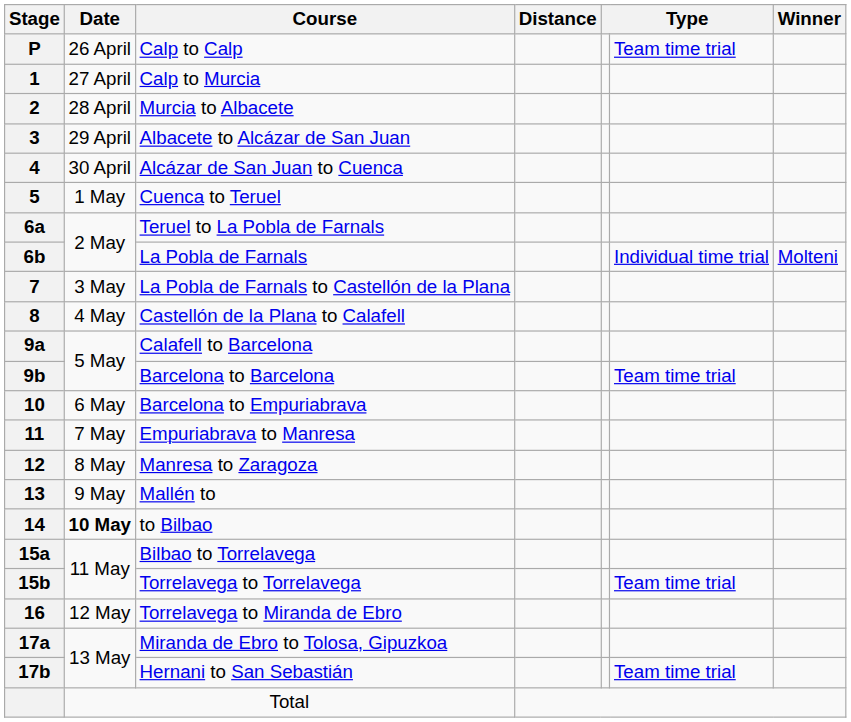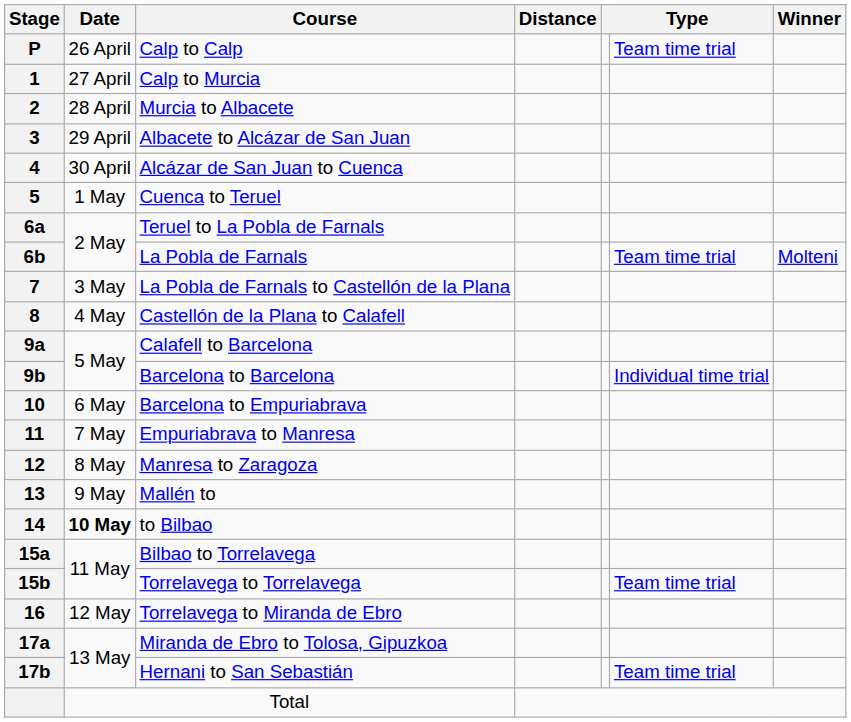(692, 256) Individual time trial -> (675, 256) Team time trial
(675, 375) Team time trial -> (692, 375) Individual time trial
